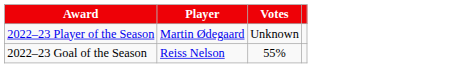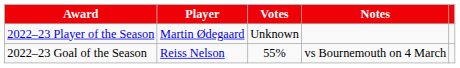+ column: (375, 14)
